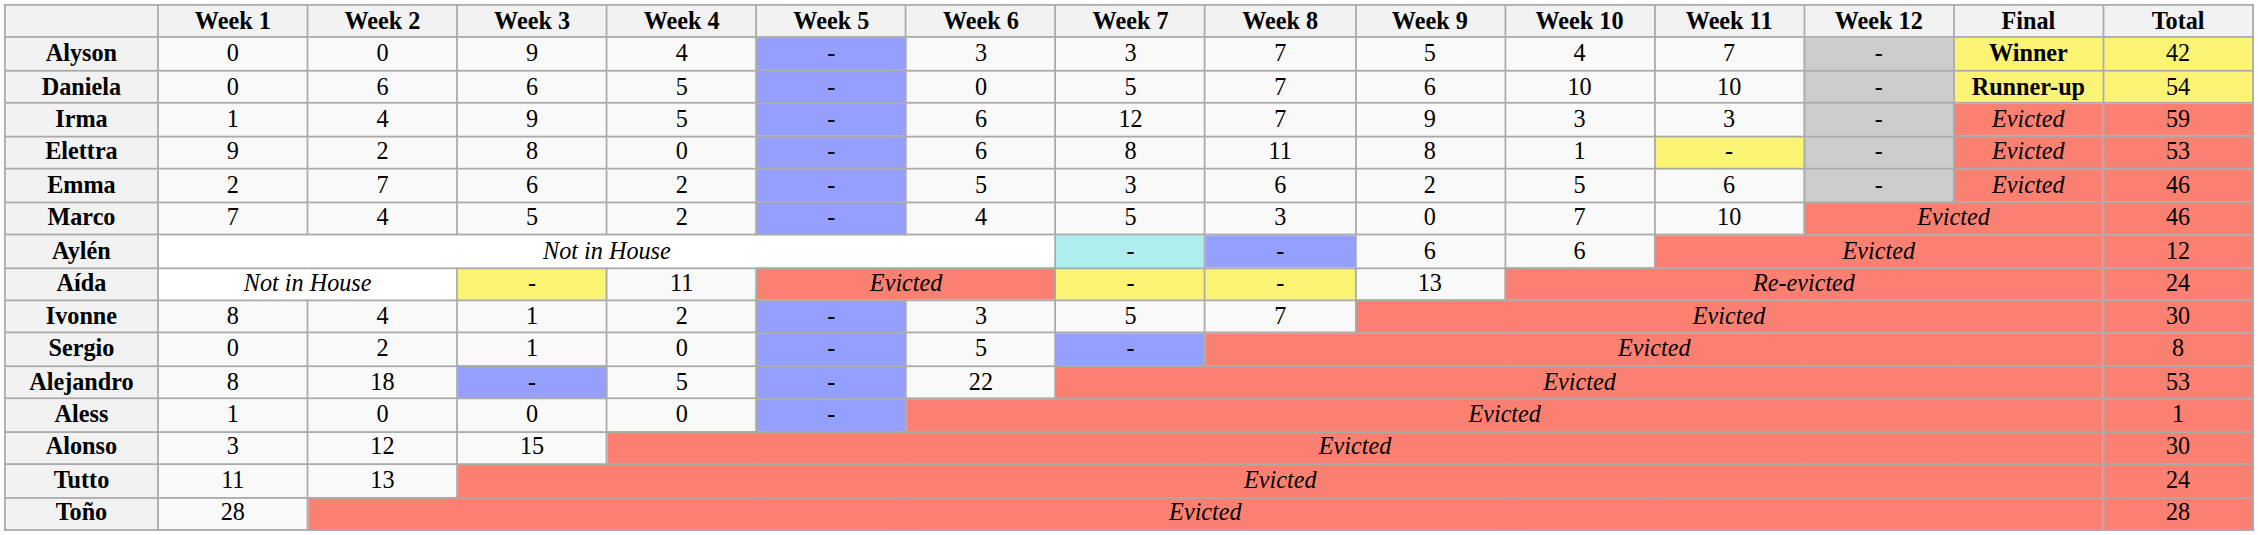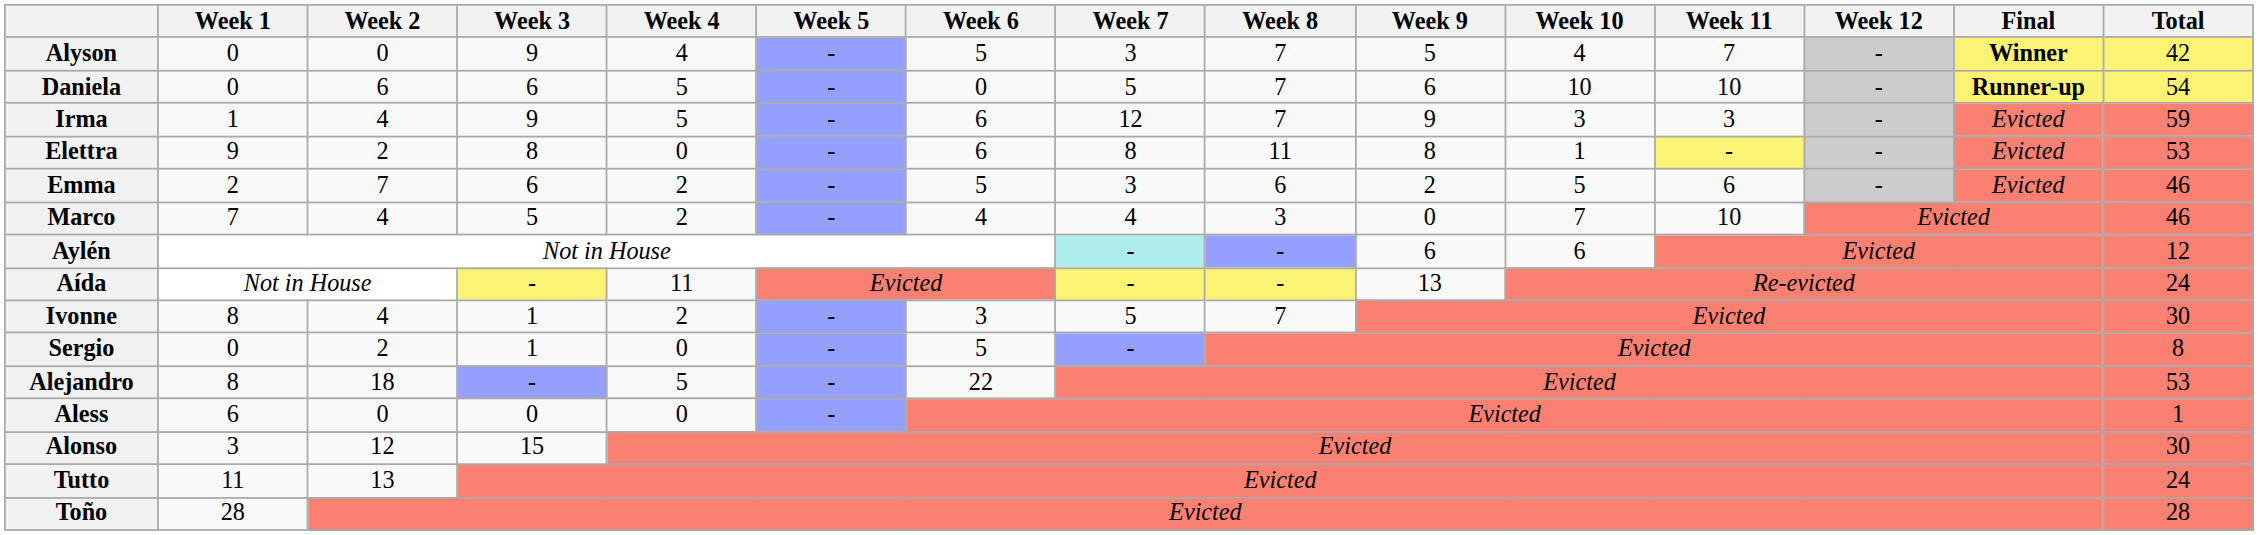(981, 53) 3 -> (981, 53) 5
(1131, 217) 5 -> (1131, 217) 4
(233, 414) 1 -> (233, 414) 6
